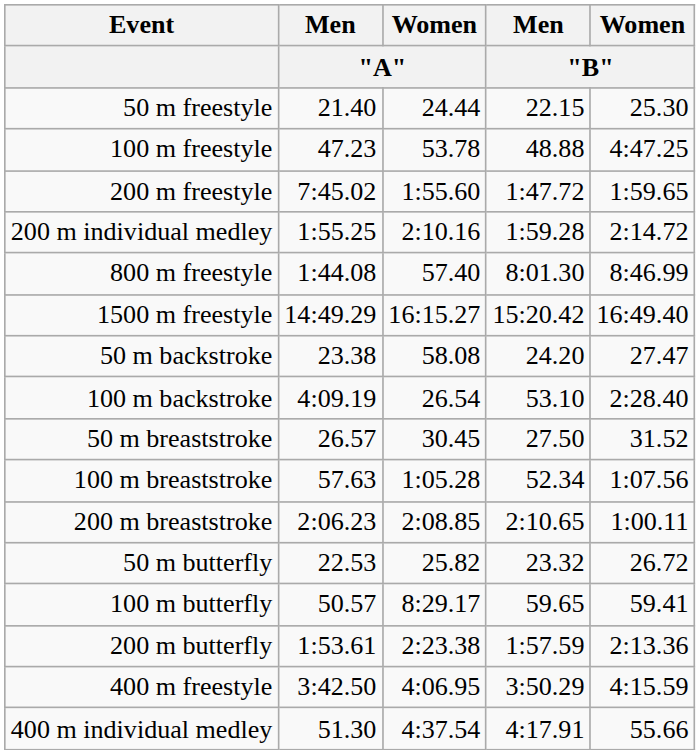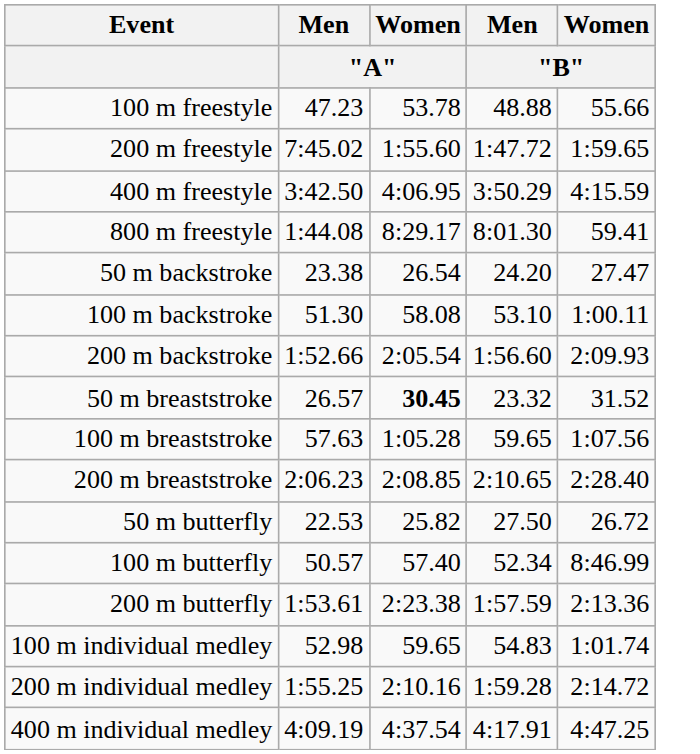- row: (198, 107)
(649, 149) 4:47.25 -> (620, 107) 55.66
rows swapped: (191, 686) <-> (142, 231)
(451, 273) 57.40 -> (421, 231) 8:29.17
(649, 273) 8:46.99 -> (620, 231) 59.41
- row: (185, 314)
(451, 356) 58.08 -> (431, 273) 26.54
(337, 397) 4:09.19 -> (334, 314) 51.30
(451, 397) 26.54 -> (431, 314) 58.08
(649, 397) 2:28.40 -> (610, 314) 1:00.11
+ row: (180, 356)
(451, 438) normal -> (431, 397) bold
(555, 438) 27.50 -> (522, 397) 23.32
(555, 480) 52.34 -> (522, 438) 59.65
(649, 521) 1:00.11 -> (610, 480) 2:28.40
(555, 562) 23.32 -> (522, 521) 27.50
(441, 604) 8:29.17 -> (431, 562) 57.40
(555, 604) 59.65 -> (522, 562) 52.34
(659, 604) 59.41 -> (610, 562) 8:46.99
+ row: (142, 645)
(347, 728) 51.30 -> (324, 728) 4:09.19
(659, 728) 55.66 -> (610, 728) 4:47.25
